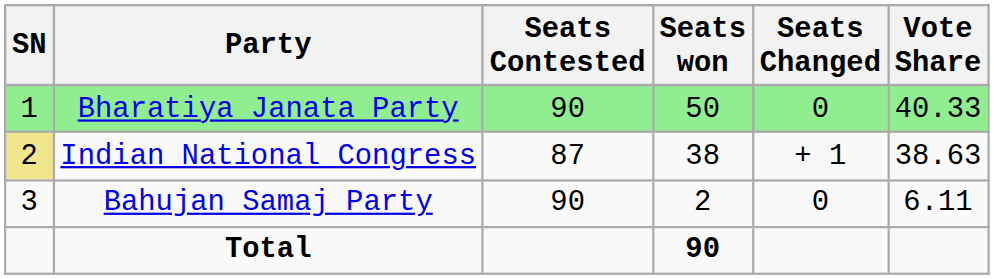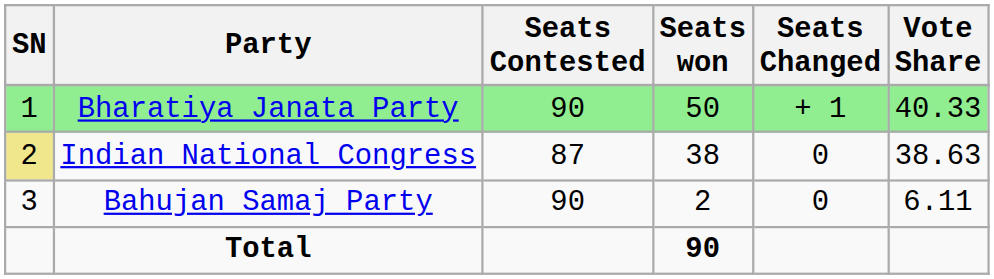(820, 109) 0 -> (820, 109) + 1
(820, 156) + 1 -> (820, 156) 0
